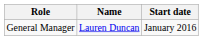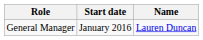columns swapped: (109, 12) <-> (170, 12)
